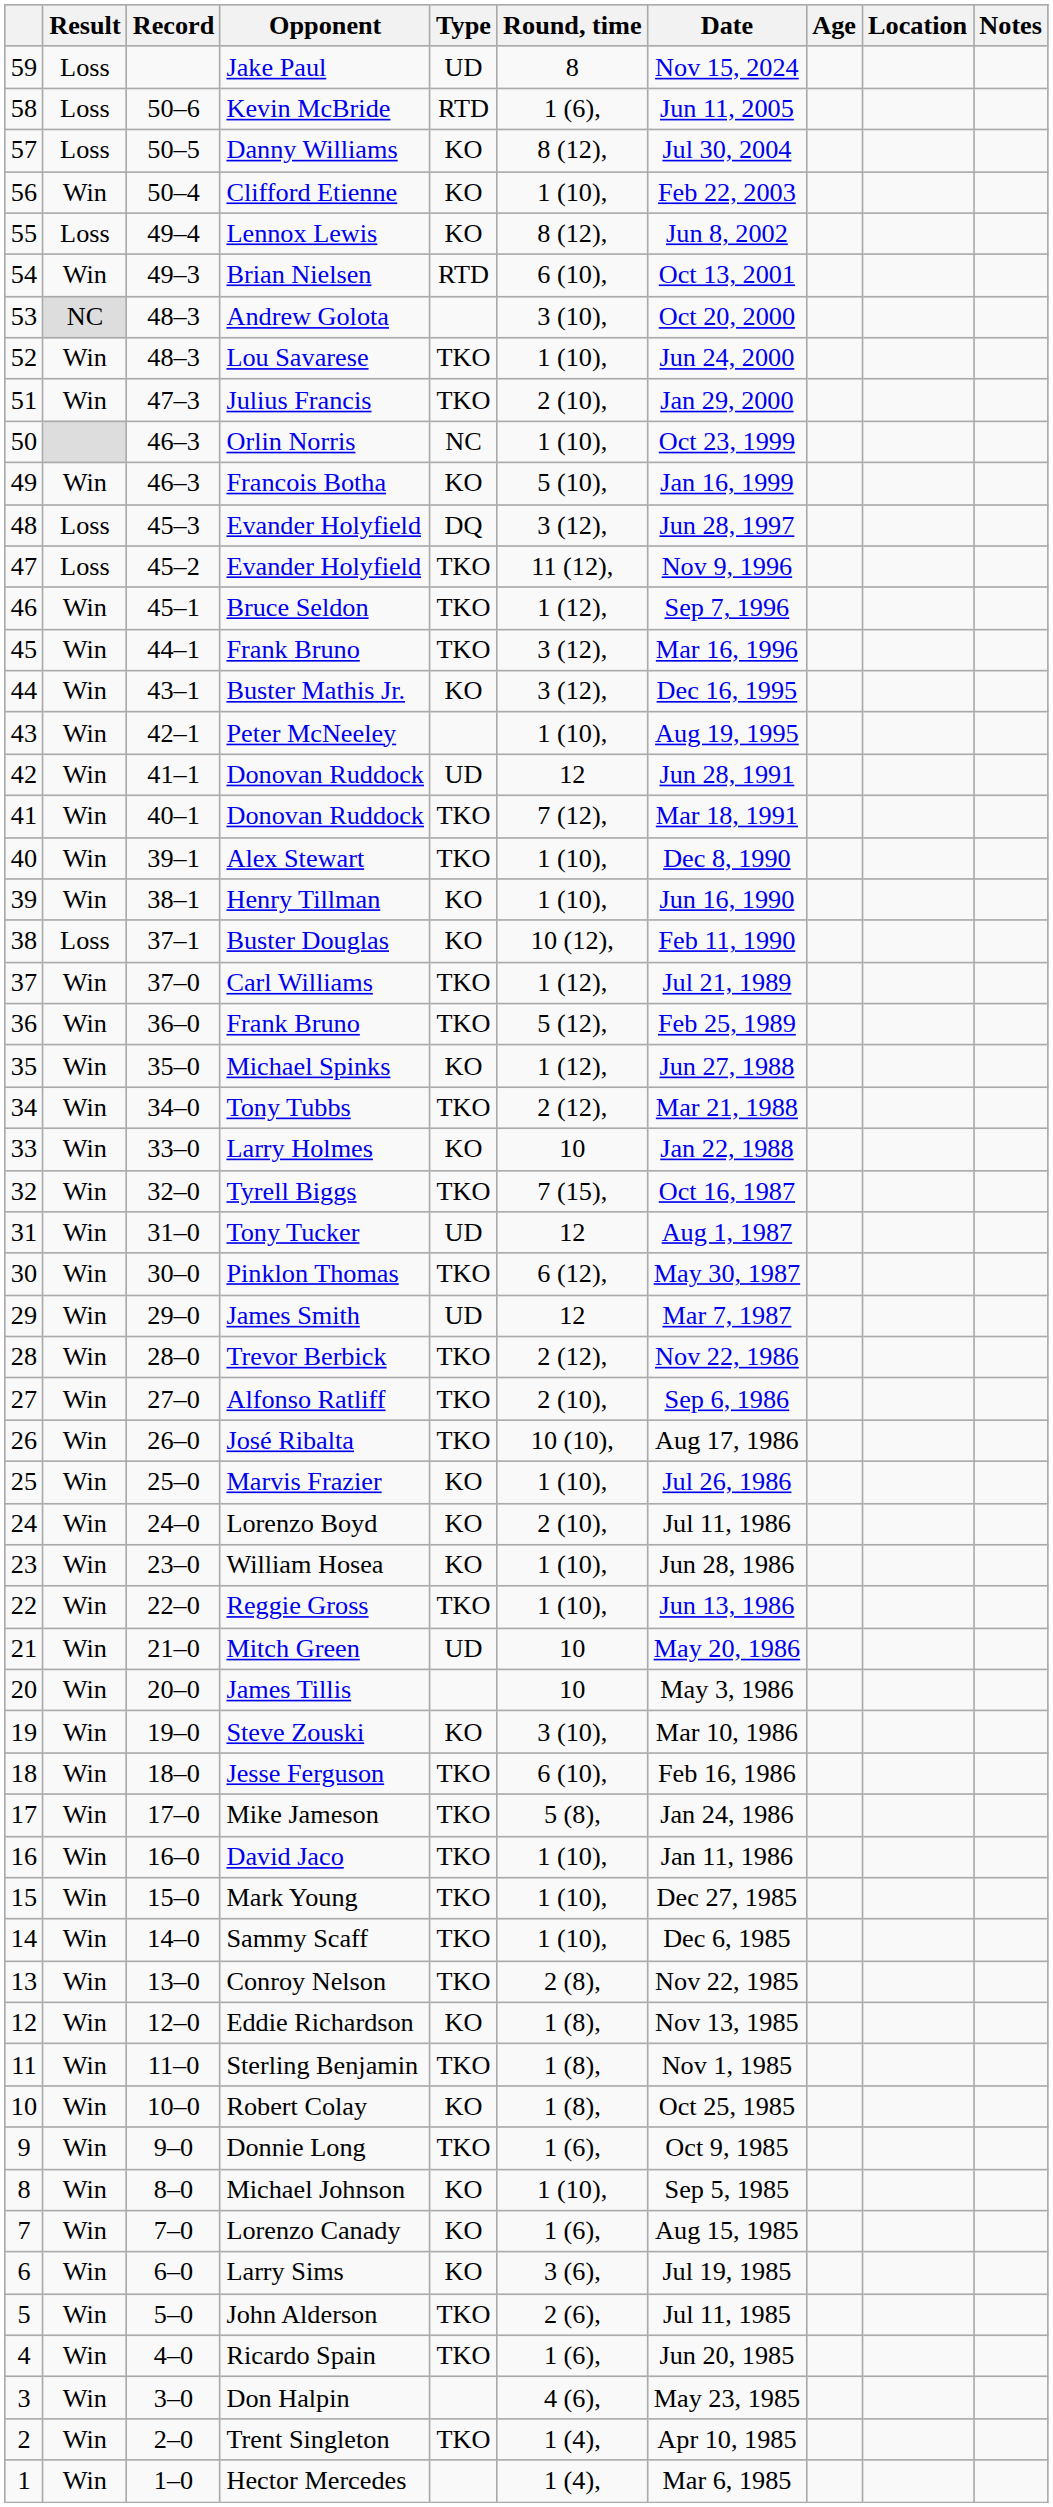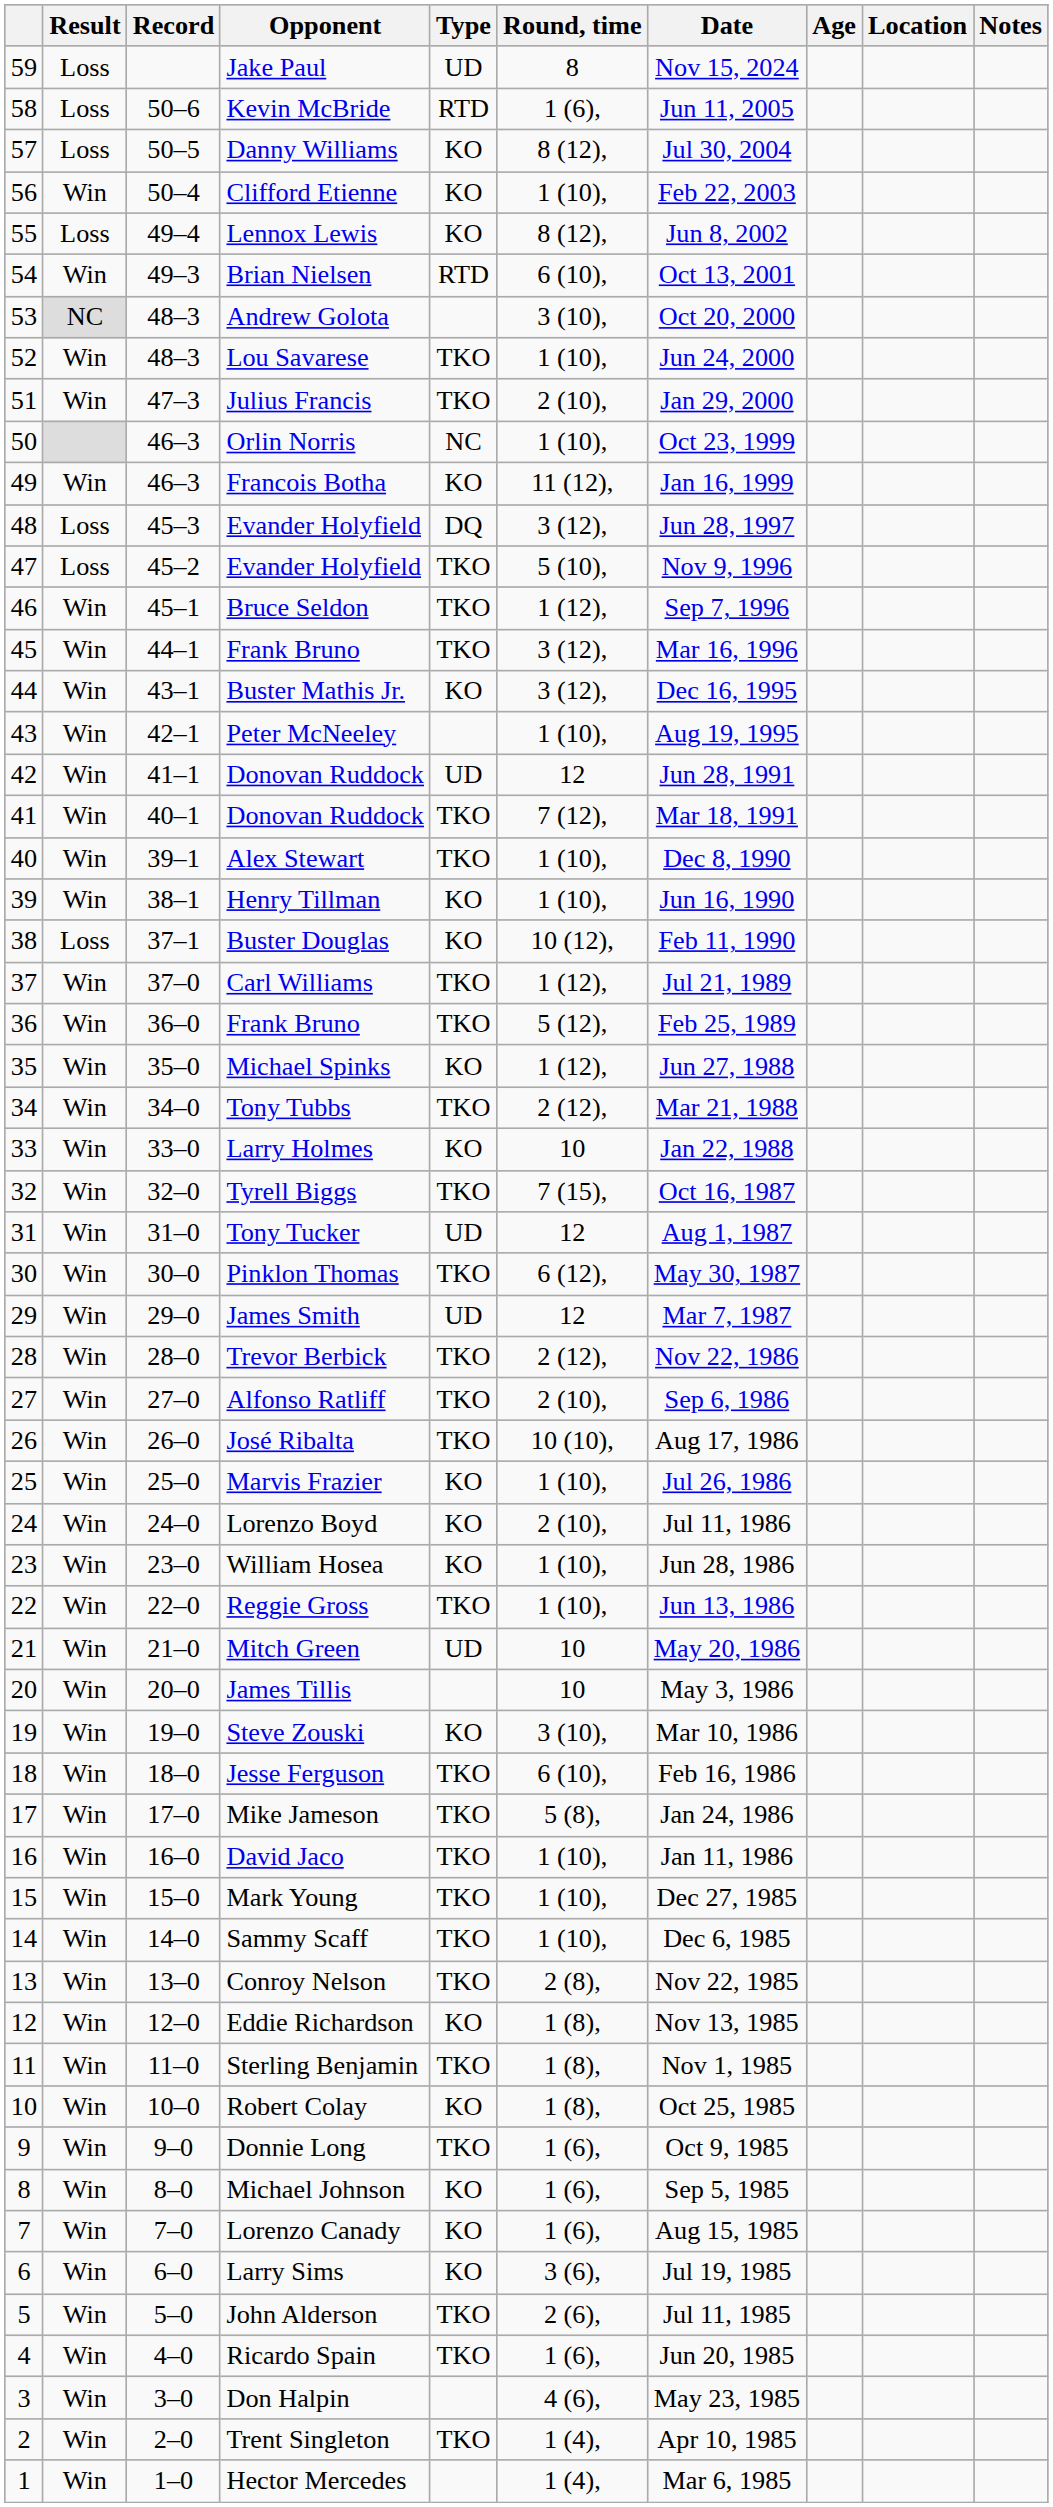(572, 483) 5 (10), -> (572, 483) 11 (12),
(572, 566) 11 (12), -> (572, 566) 5 (10),
(572, 2189) 1 (10), -> (572, 2189) 1 (6),
